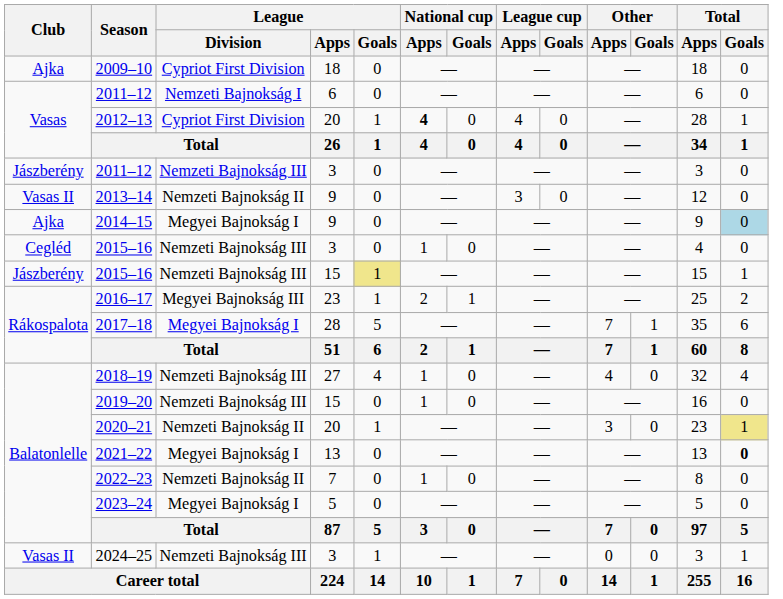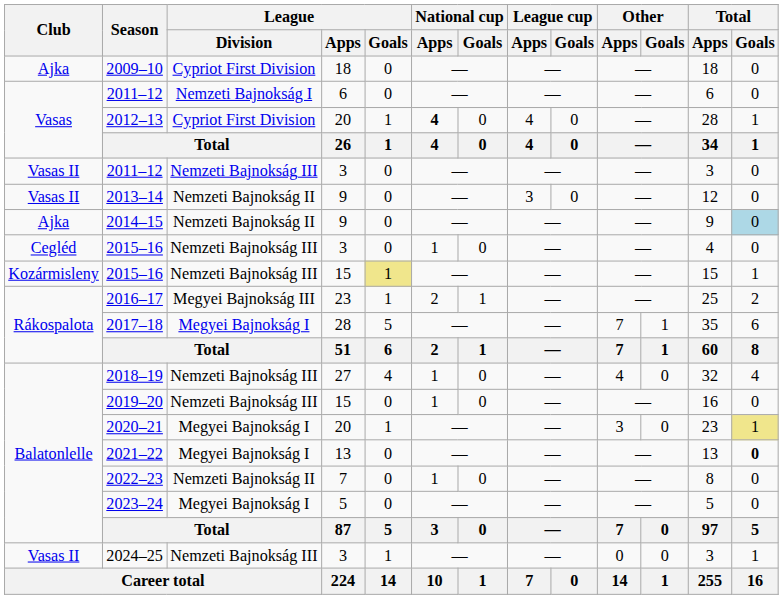(48, 171) Jászberény -> (54, 171) Vasas II
(233, 222) Megyei Bajnokság I -> (244, 222) Nemzeti Bajnokság II
(48, 273) Jászberény -> (54, 273) Kozármisleny
(233, 427) Nemzeti Bajnokság II -> (244, 427) Megyei Bajnokság I
